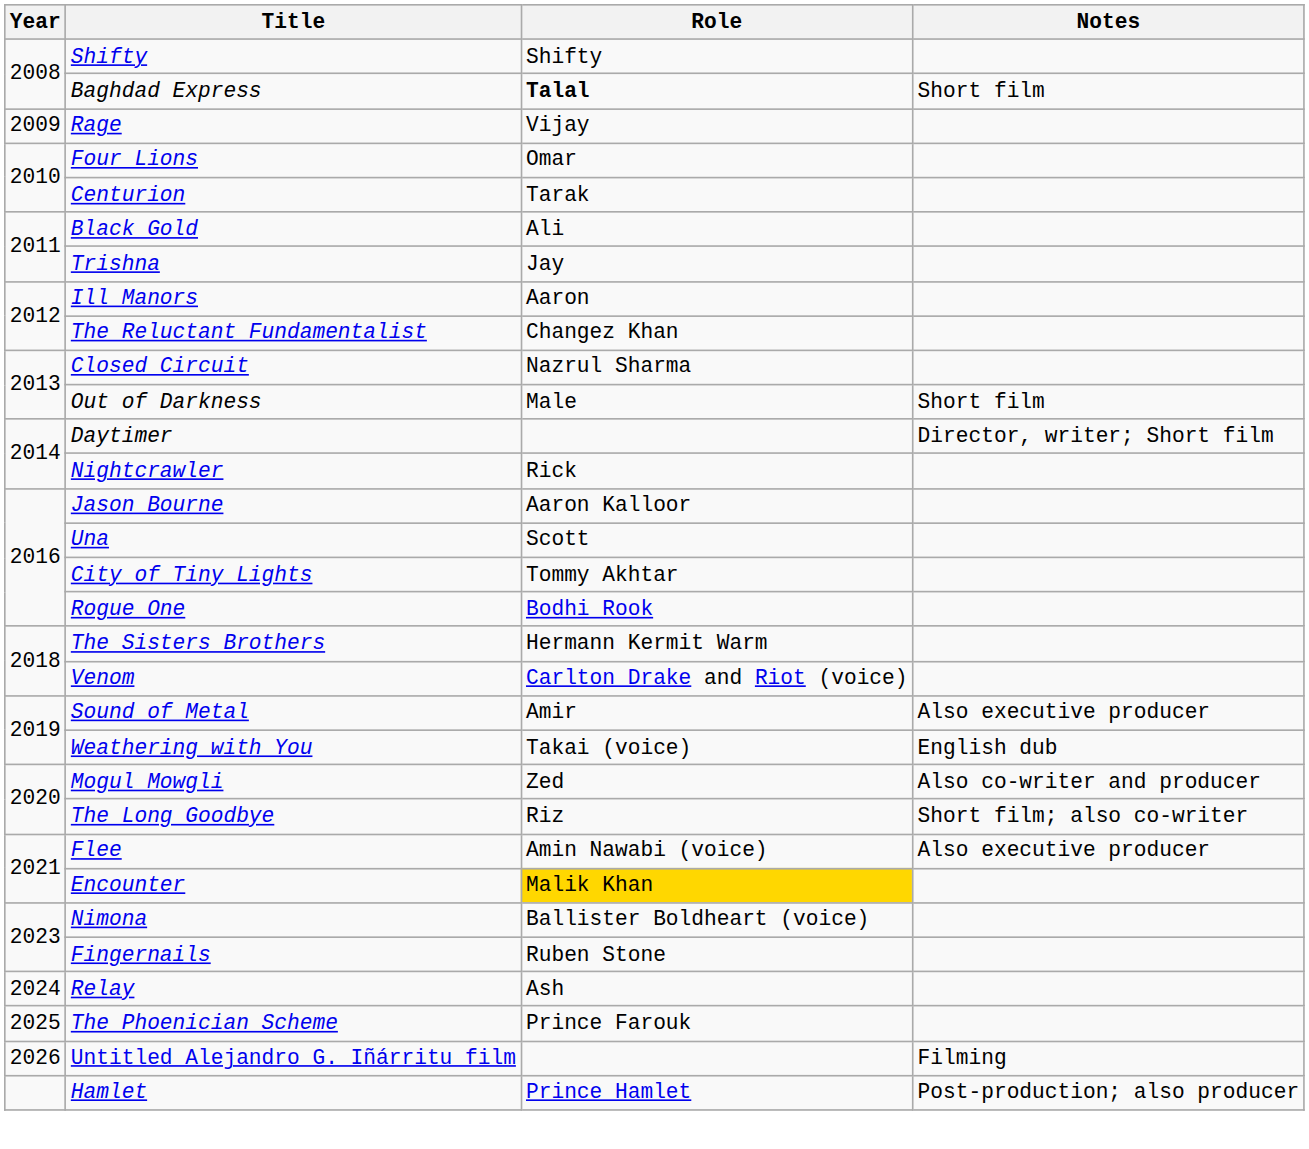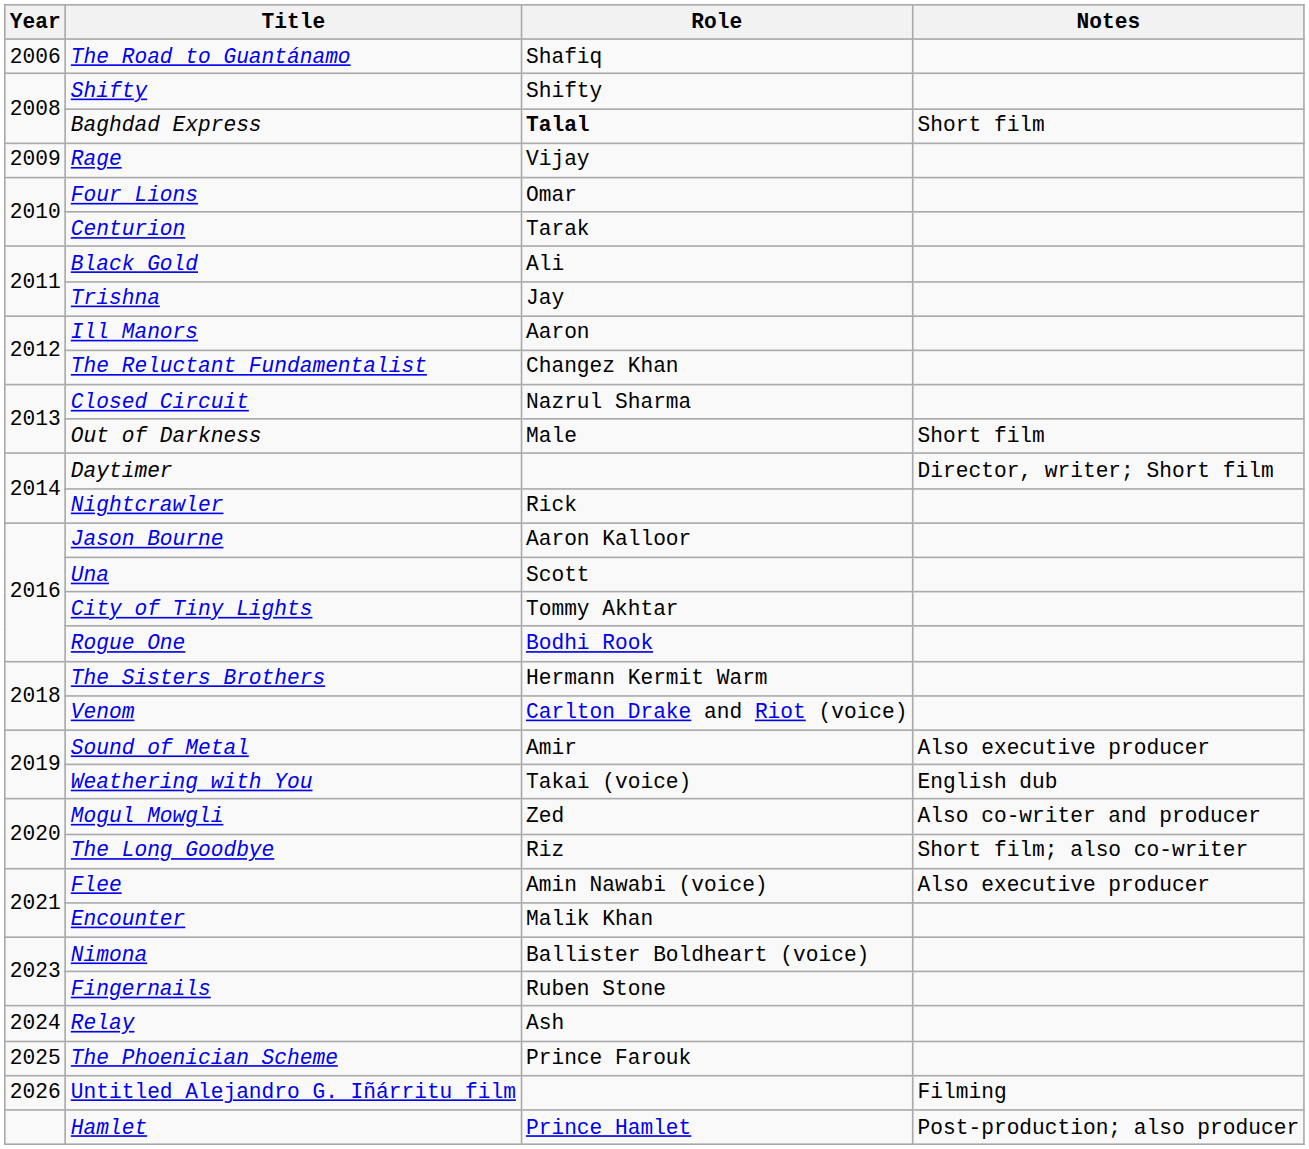+ row: (211, 57)
(590, 885) gold background -> (590, 920) no background
